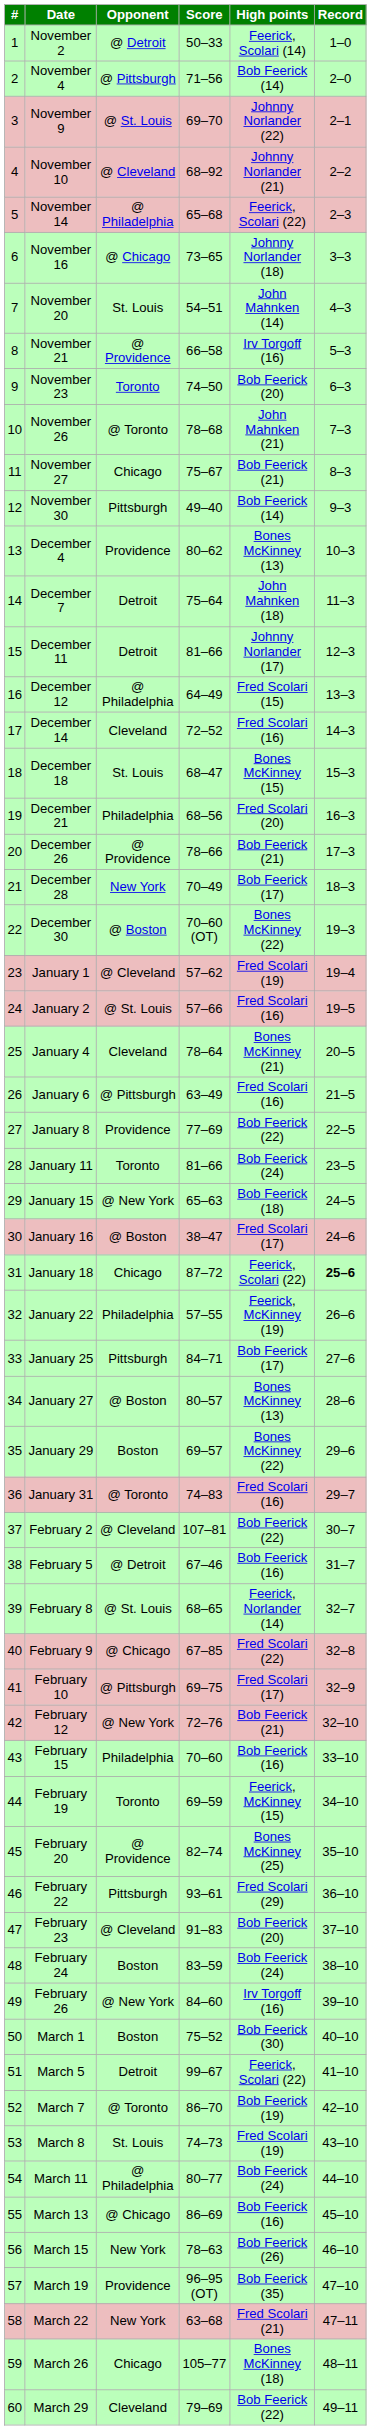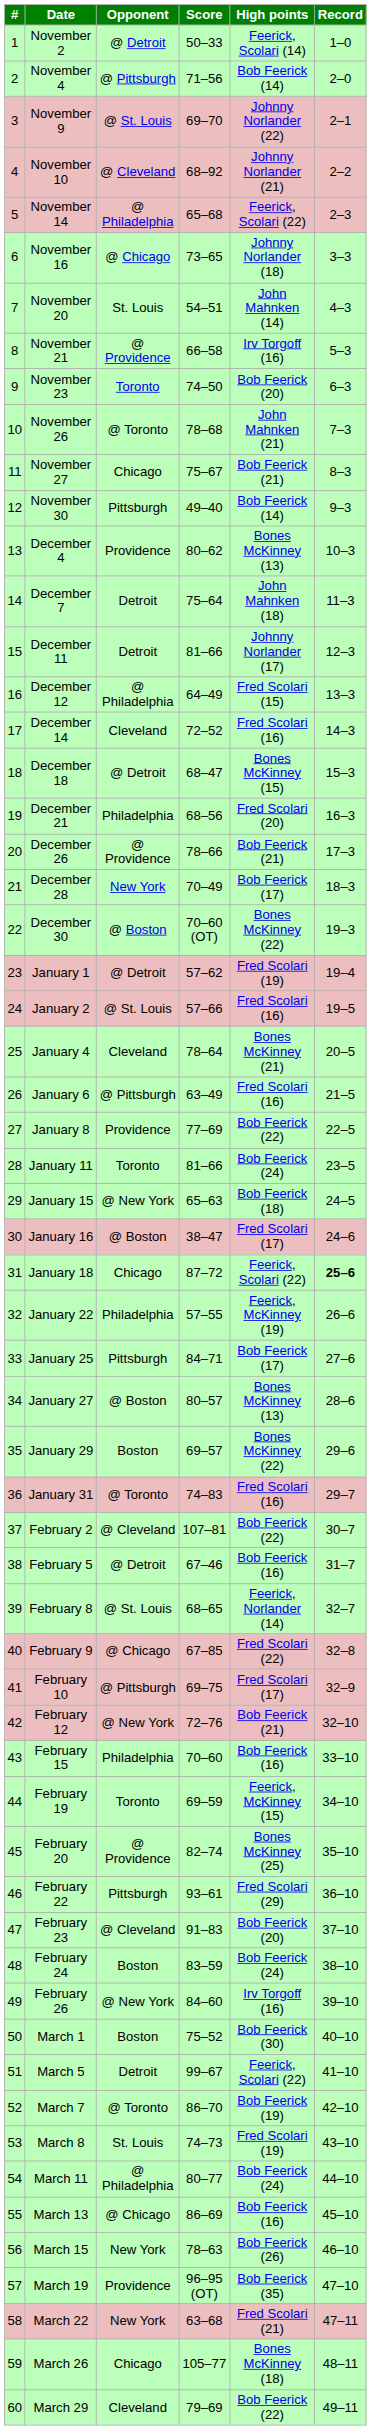(138, 773) St. Louis -> (138, 773) @ Detroit
(138, 973) @ Cleveland -> (138, 973) @ Detroit
